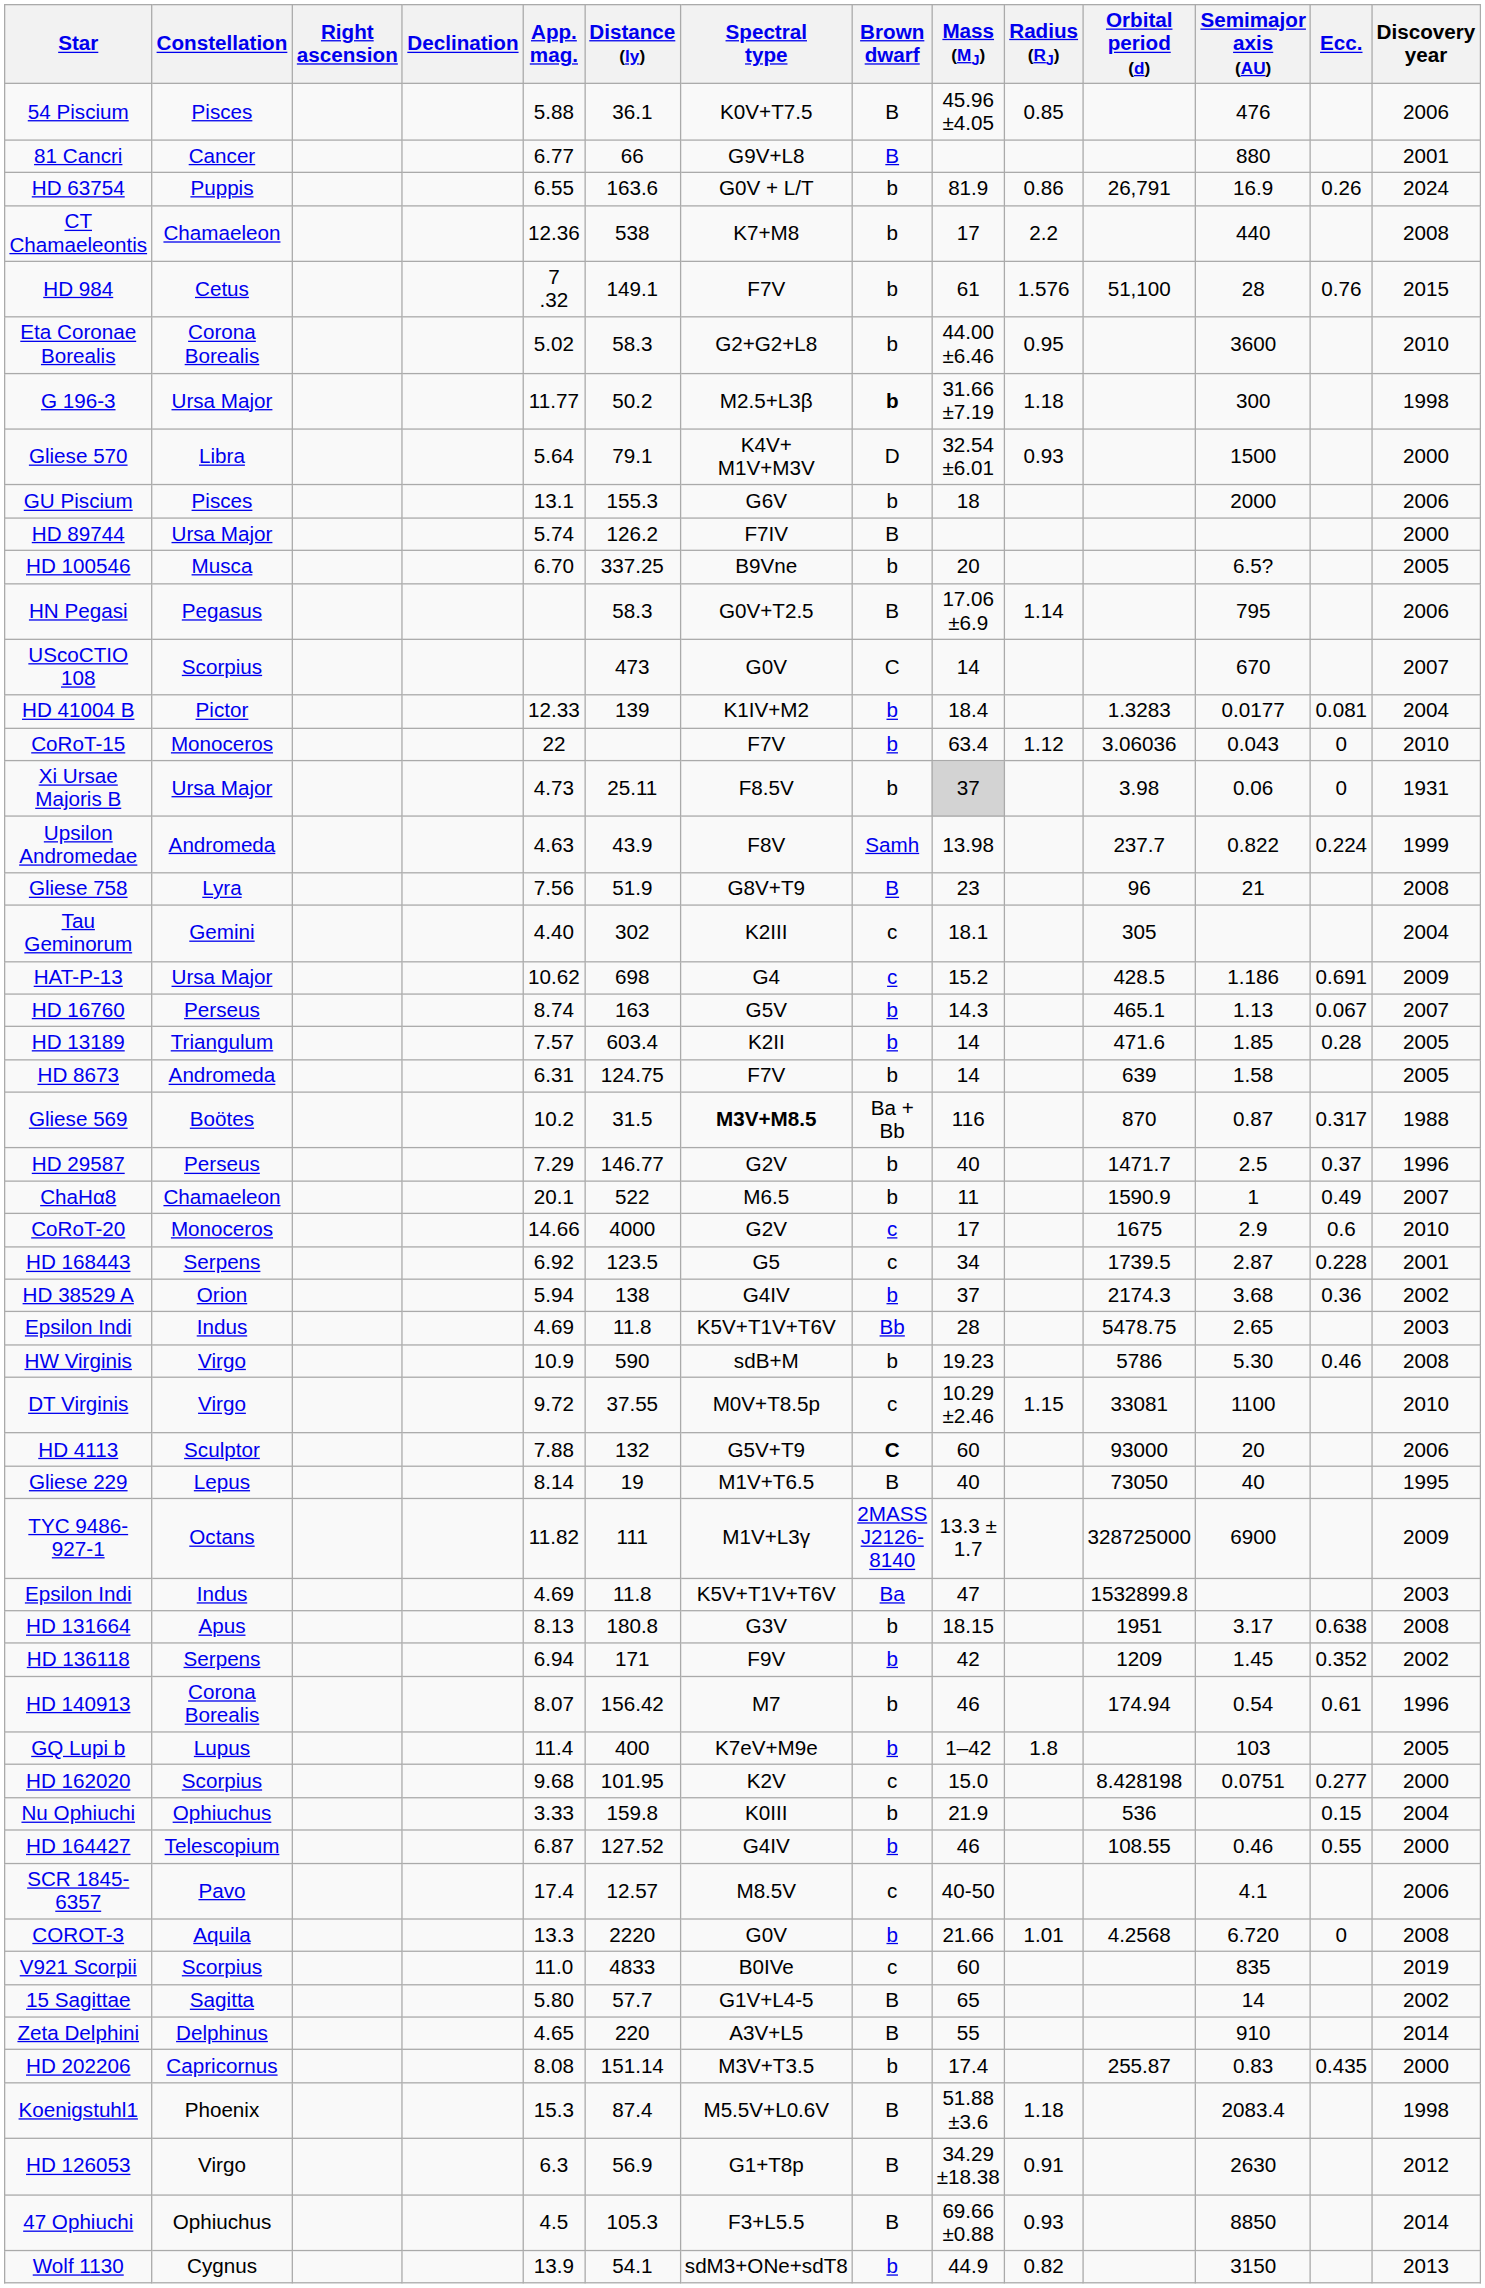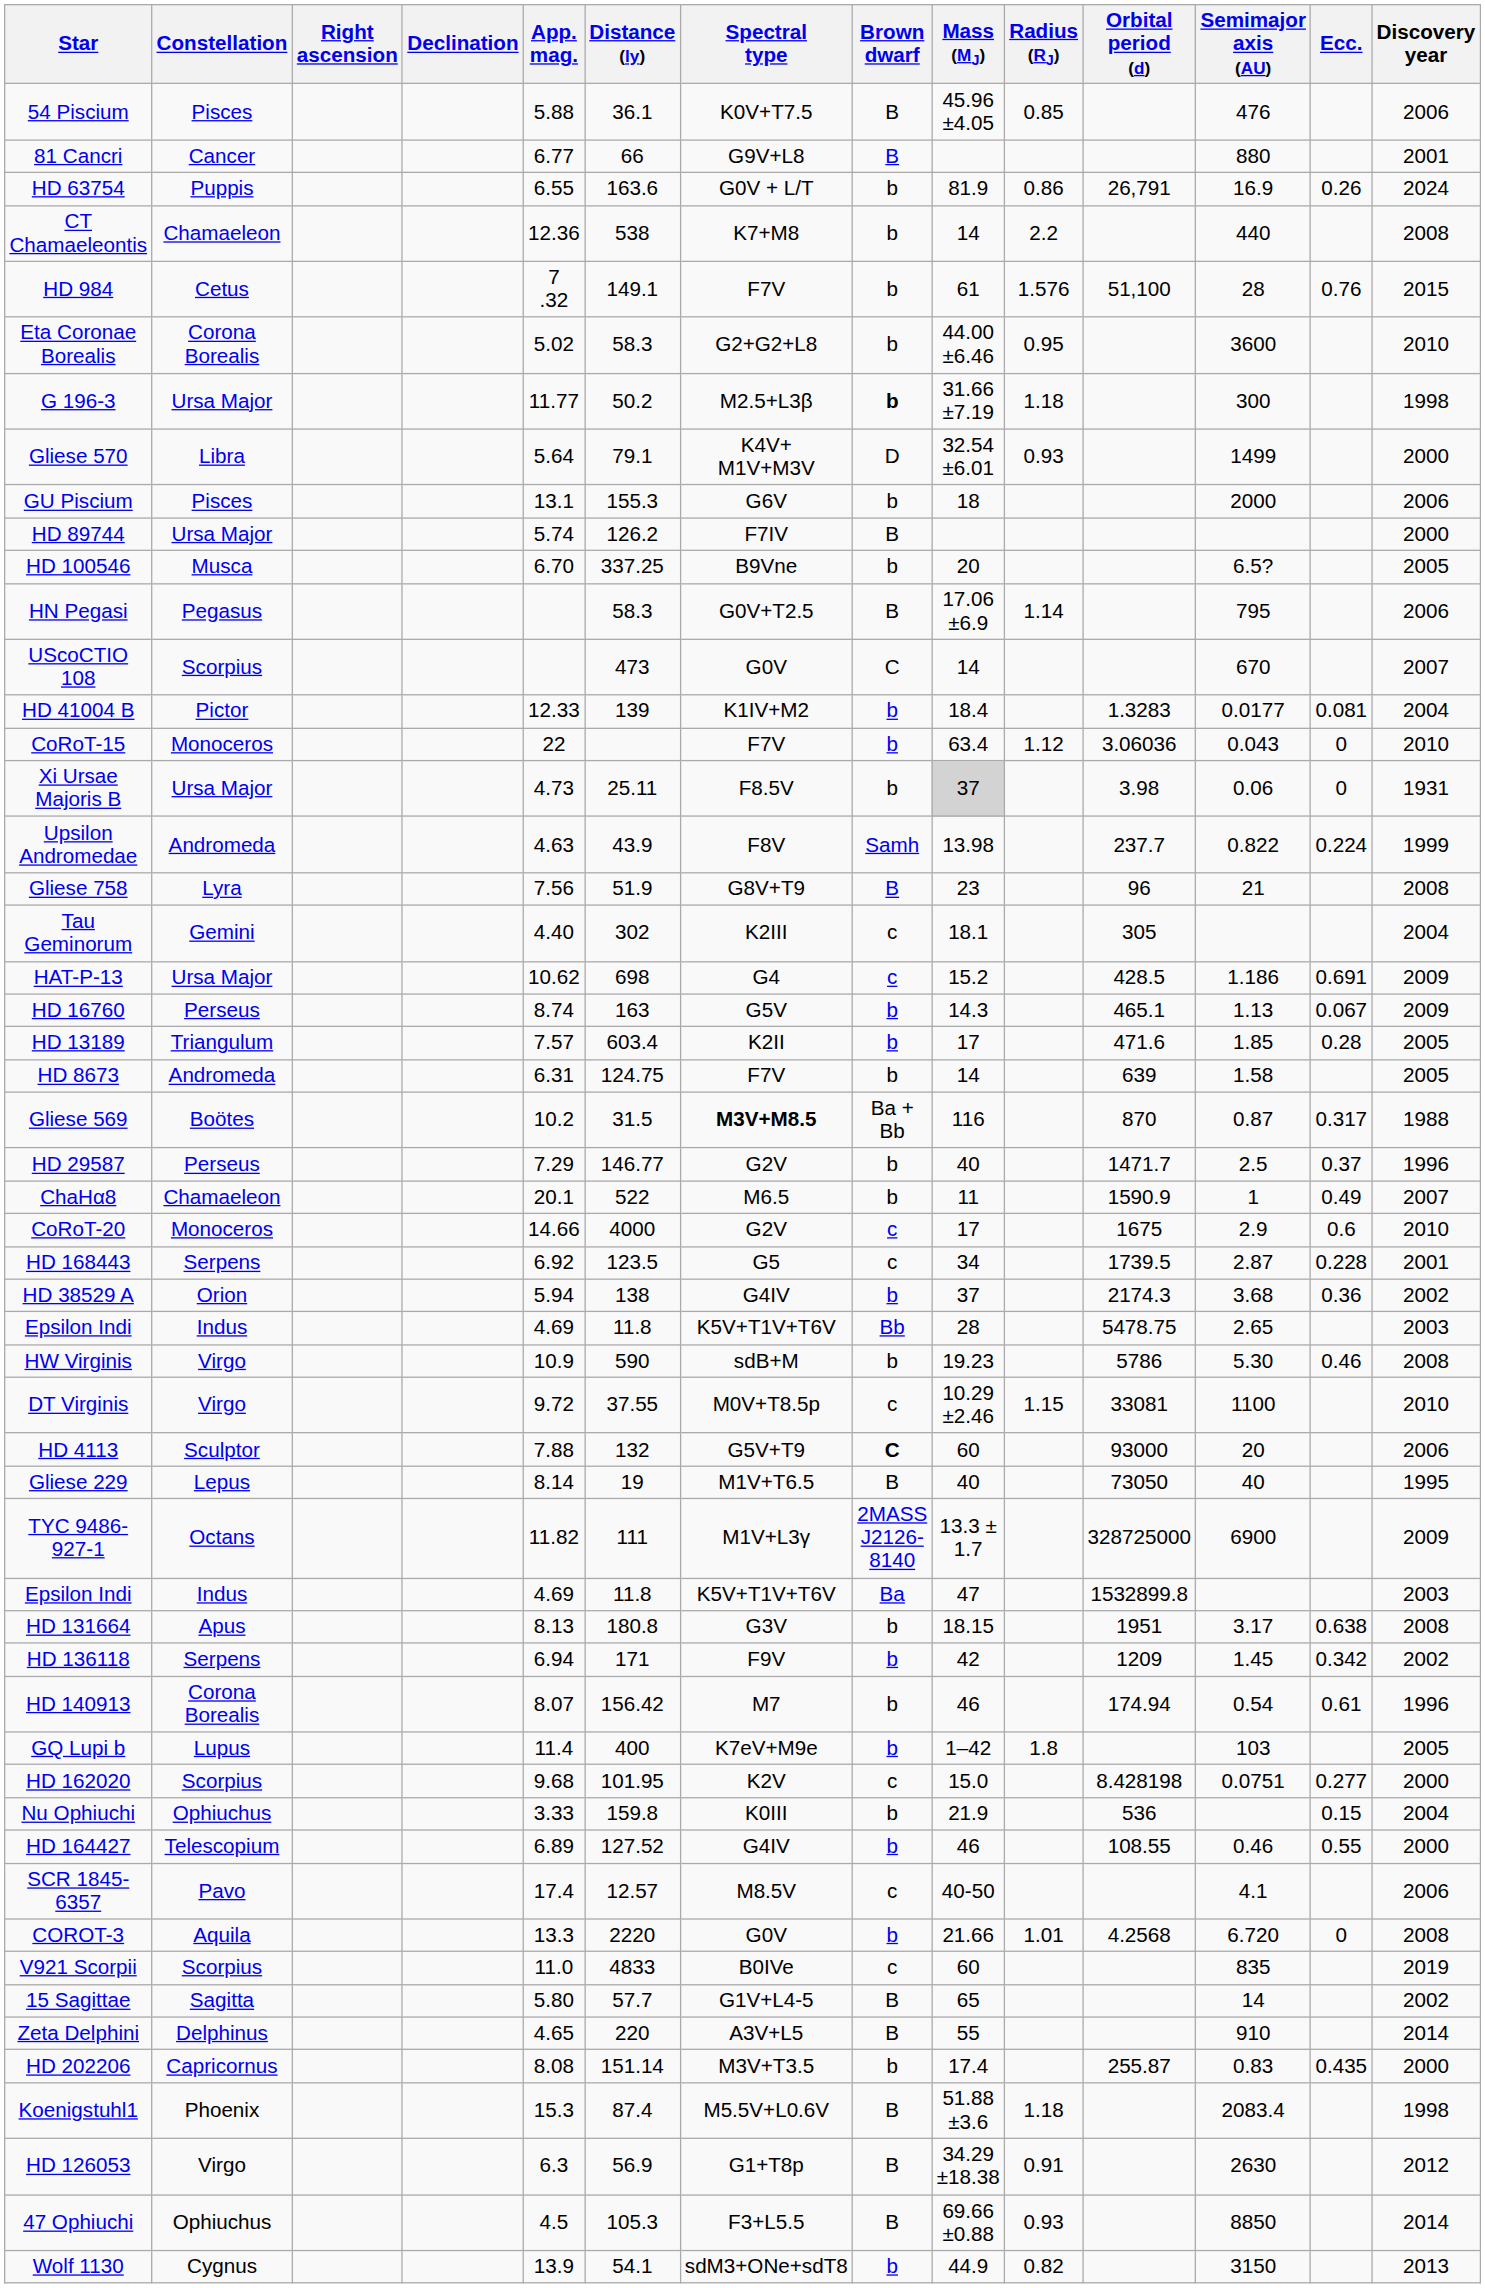(968, 233) 17 -> (968, 233) 14
(1253, 456) 1500 -> (1253, 456) 1499
(1426, 1010) 2007 -> (1426, 1010) 2009
(968, 1042) 14 -> (968, 1042) 17
(1341, 1659) 0.352 -> (1341, 1659) 0.342
(554, 1846) 6.87 -> (554, 1846) 6.89
